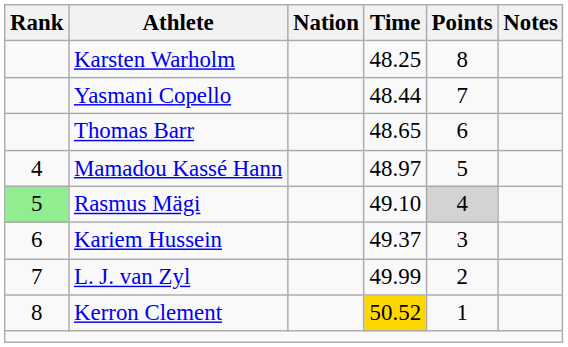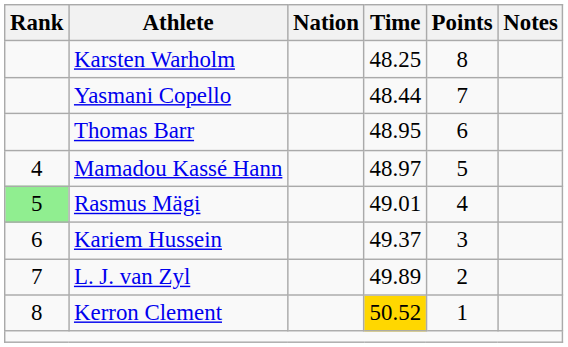(395, 131) 48.65 -> (395, 131) 48.95
(395, 204) 49.10 -> (395, 204) 49.01
(462, 204) lightgrey background -> (462, 204) no background
(395, 276) 49.99 -> (395, 276) 49.89
